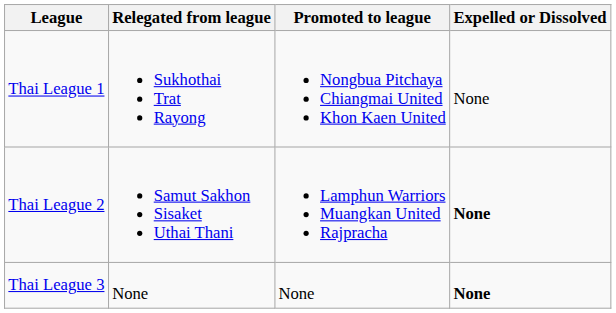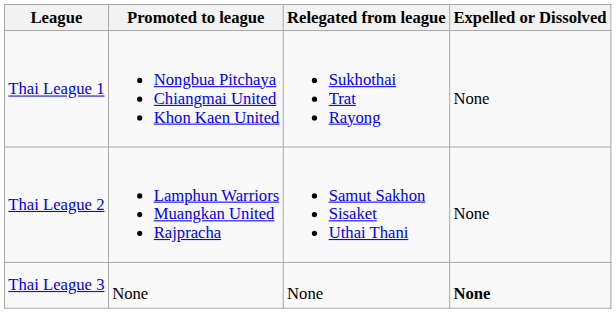columns swapped: (362, 17) <-> (191, 17)
(472, 213) bold -> (471, 213) normal
